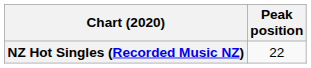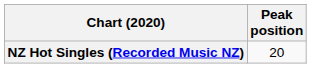(277, 52) 22 -> (277, 52) 20
